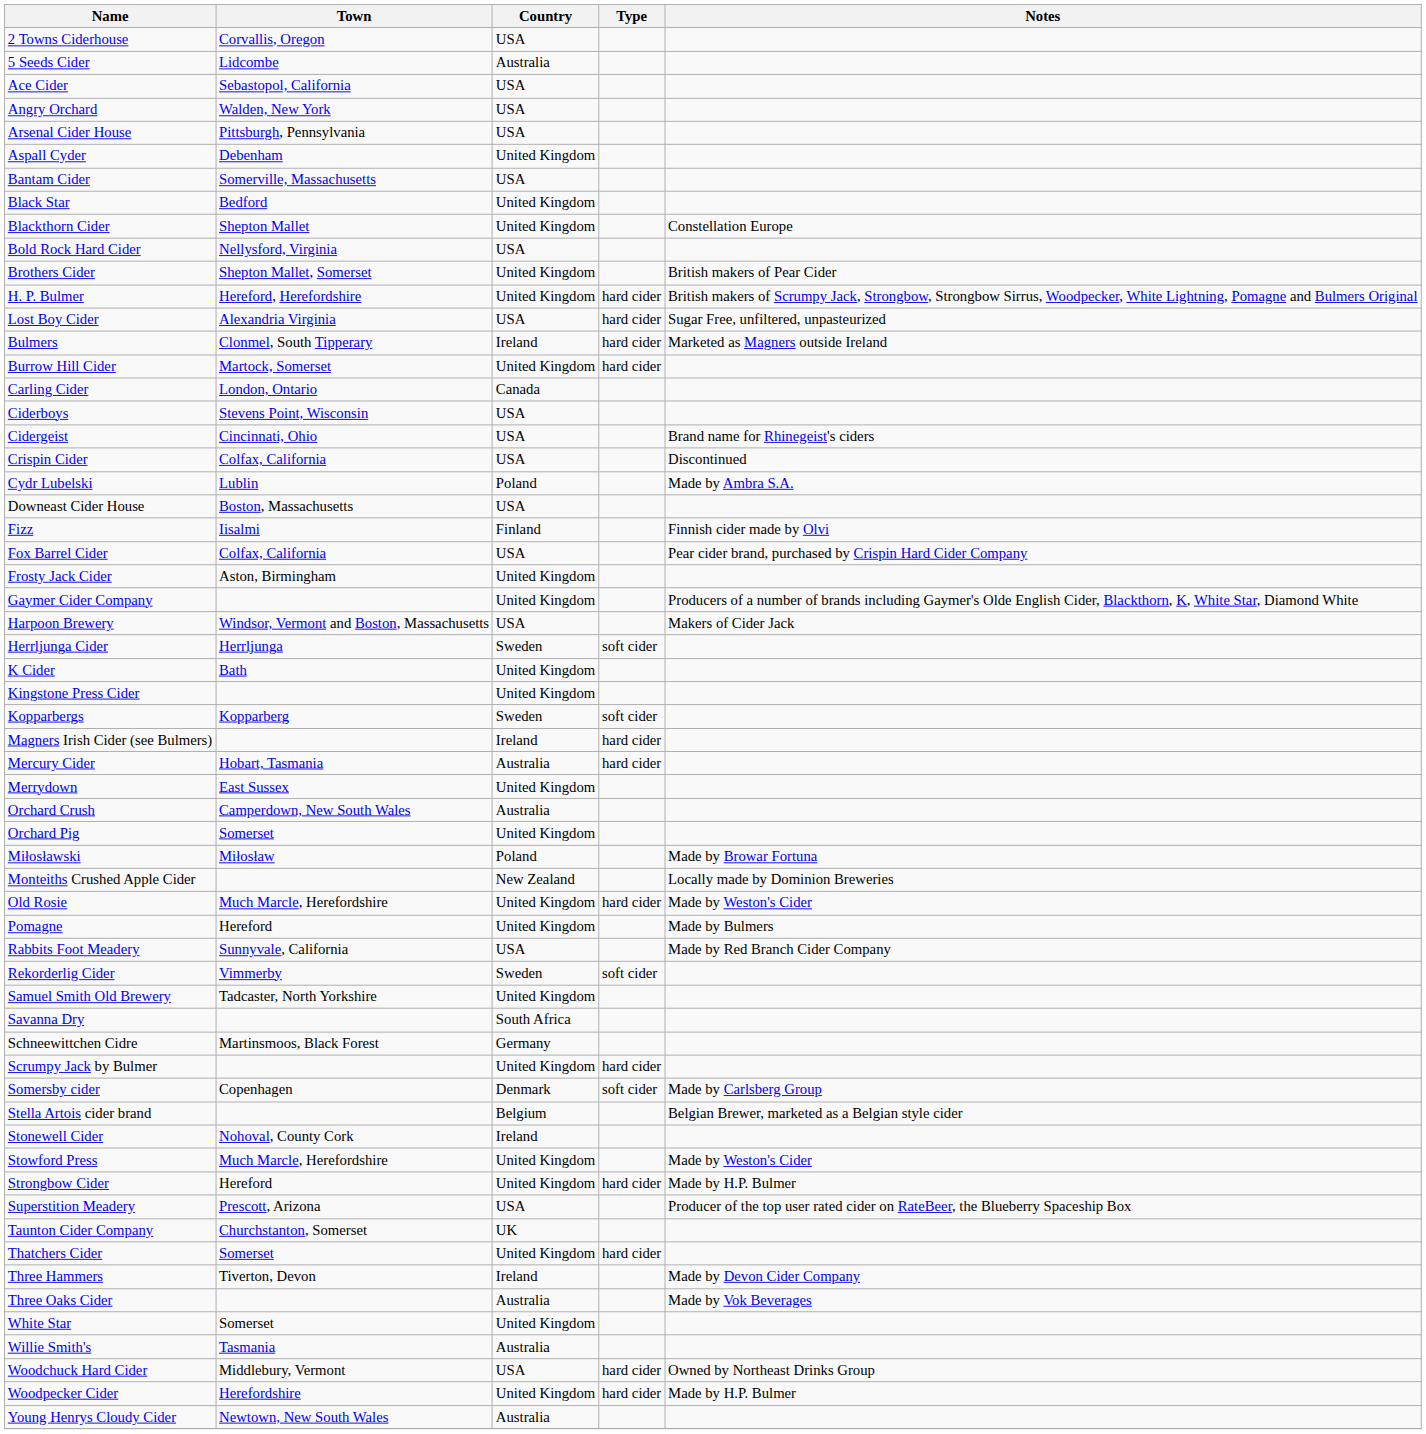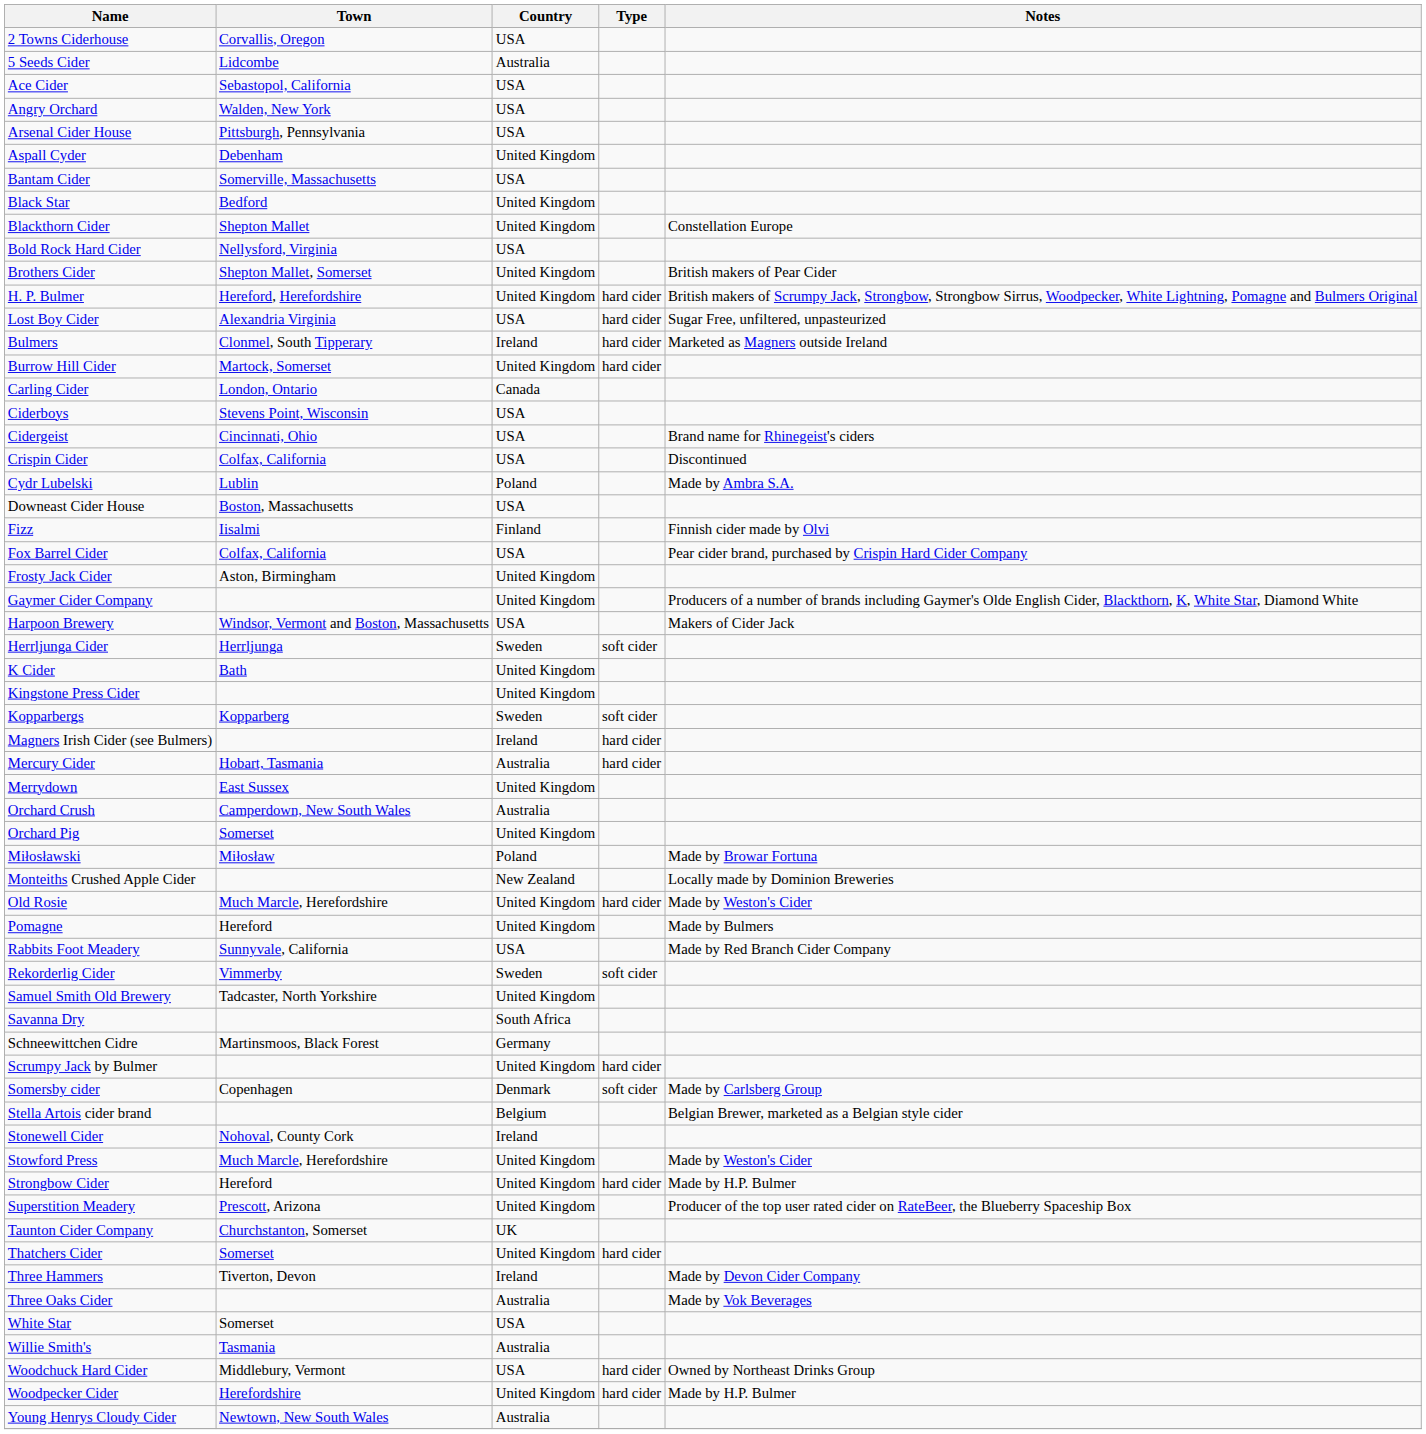(511, 1206) USA -> (546, 1206) United Kingdom
(546, 1323) United Kingdom -> (511, 1323) USA
